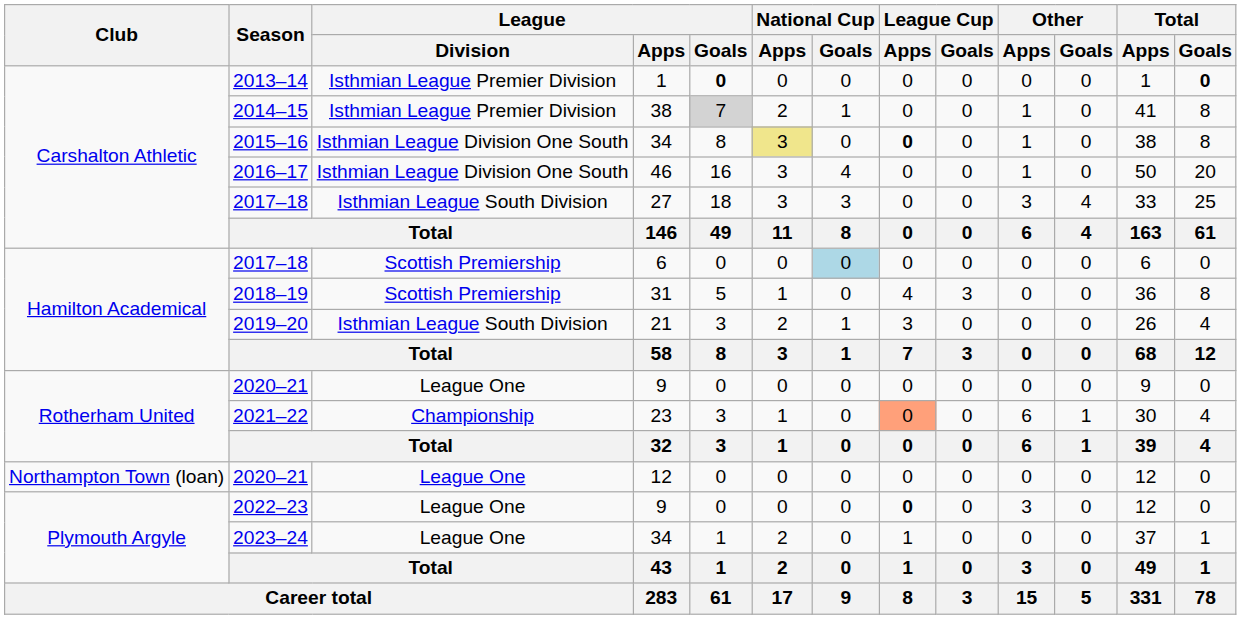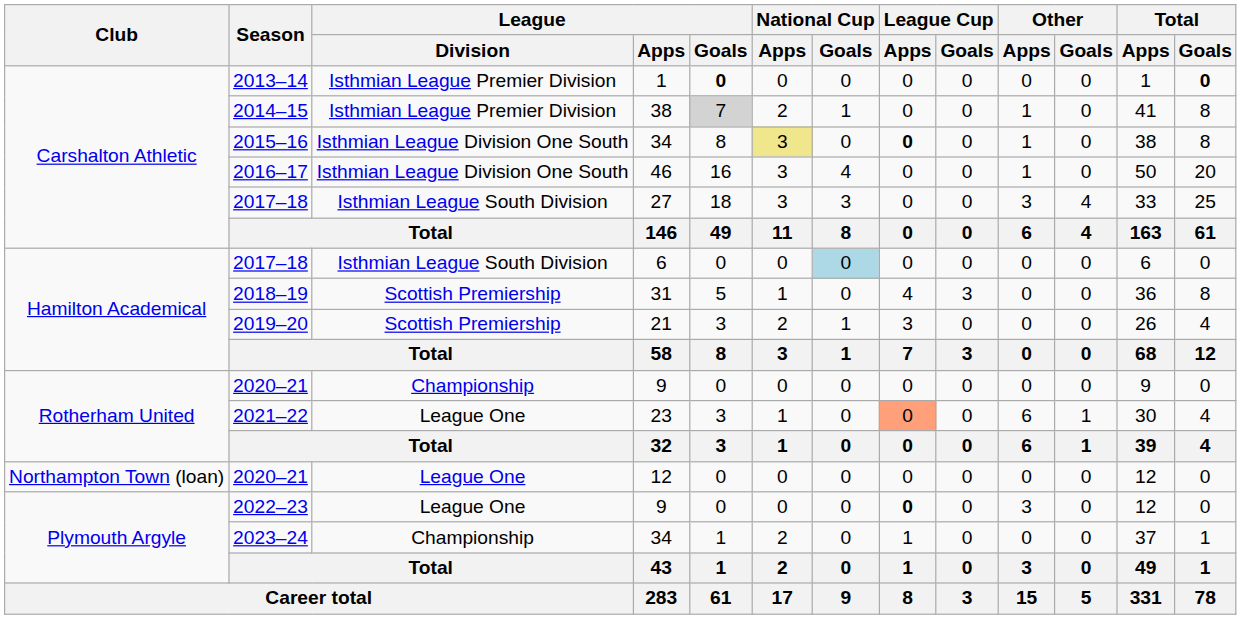(473, 263) Scottish Premiership -> (473, 263) Isthmian League South Division
(473, 324) Isthmian League South Division -> (473, 324) Scottish Premiership
(473, 385) League One -> (473, 385) Championship
(473, 415) Championship -> (473, 415) League One
(473, 537) League One -> (473, 537) Championship
